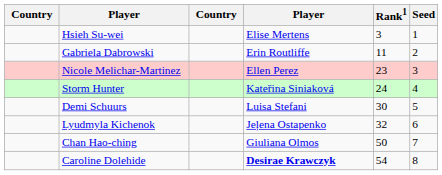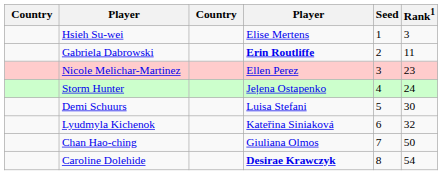columns swapped: (391, 15) <-> (424, 15)
(278, 52) normal -> (280, 52) bold
(290, 88) Kateřina Siniaková -> (286, 88) Jeļena Ostapenko
(286, 124) Jeļena Ostapenko -> (290, 124) Kateřina Siniaková
